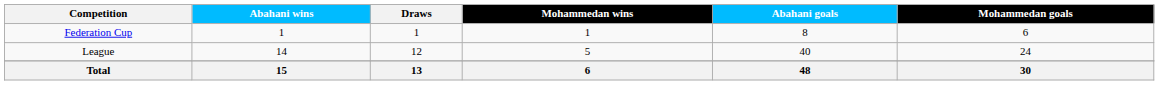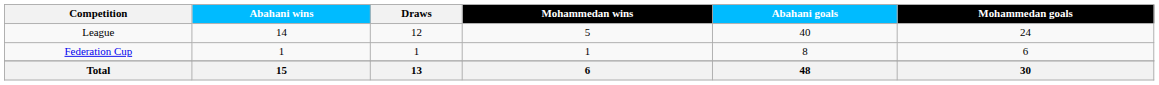rows swapped: (98, 51) <-> (98, 32)
